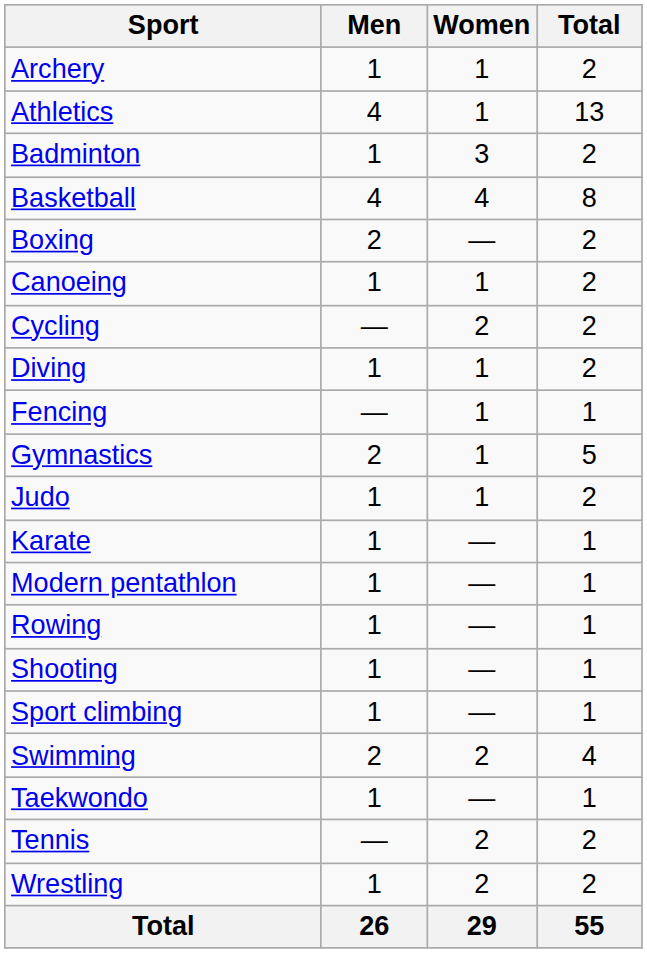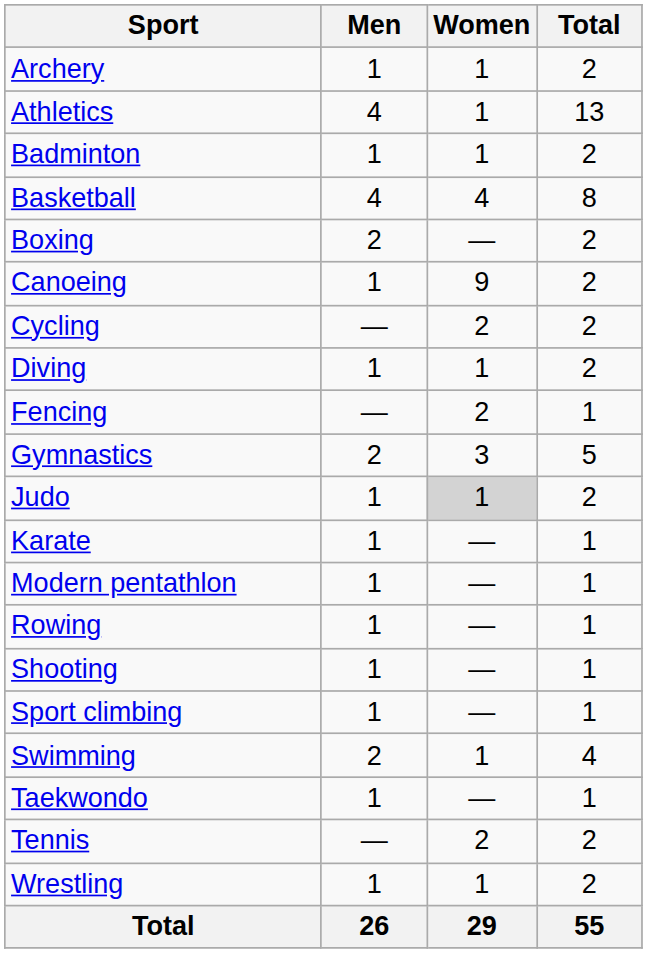(482, 154) 3 -> (482, 154) 1
(482, 283) 1 -> (482, 283) 9
(482, 411) 1 -> (482, 411) 2
(482, 454) 1 -> (482, 454) 3
(482, 497) no background -> (482, 497) lightgrey background
(482, 754) 2 -> (482, 754) 1
(482, 883) 2 -> (482, 883) 1
